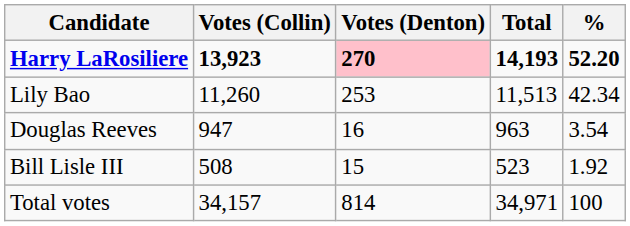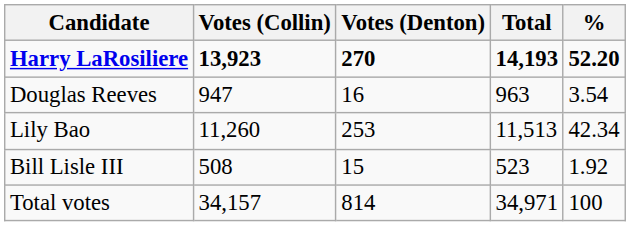(358, 58) pink background -> (358, 58) no background
rows swapped: (50, 94) <-> (83, 130)
